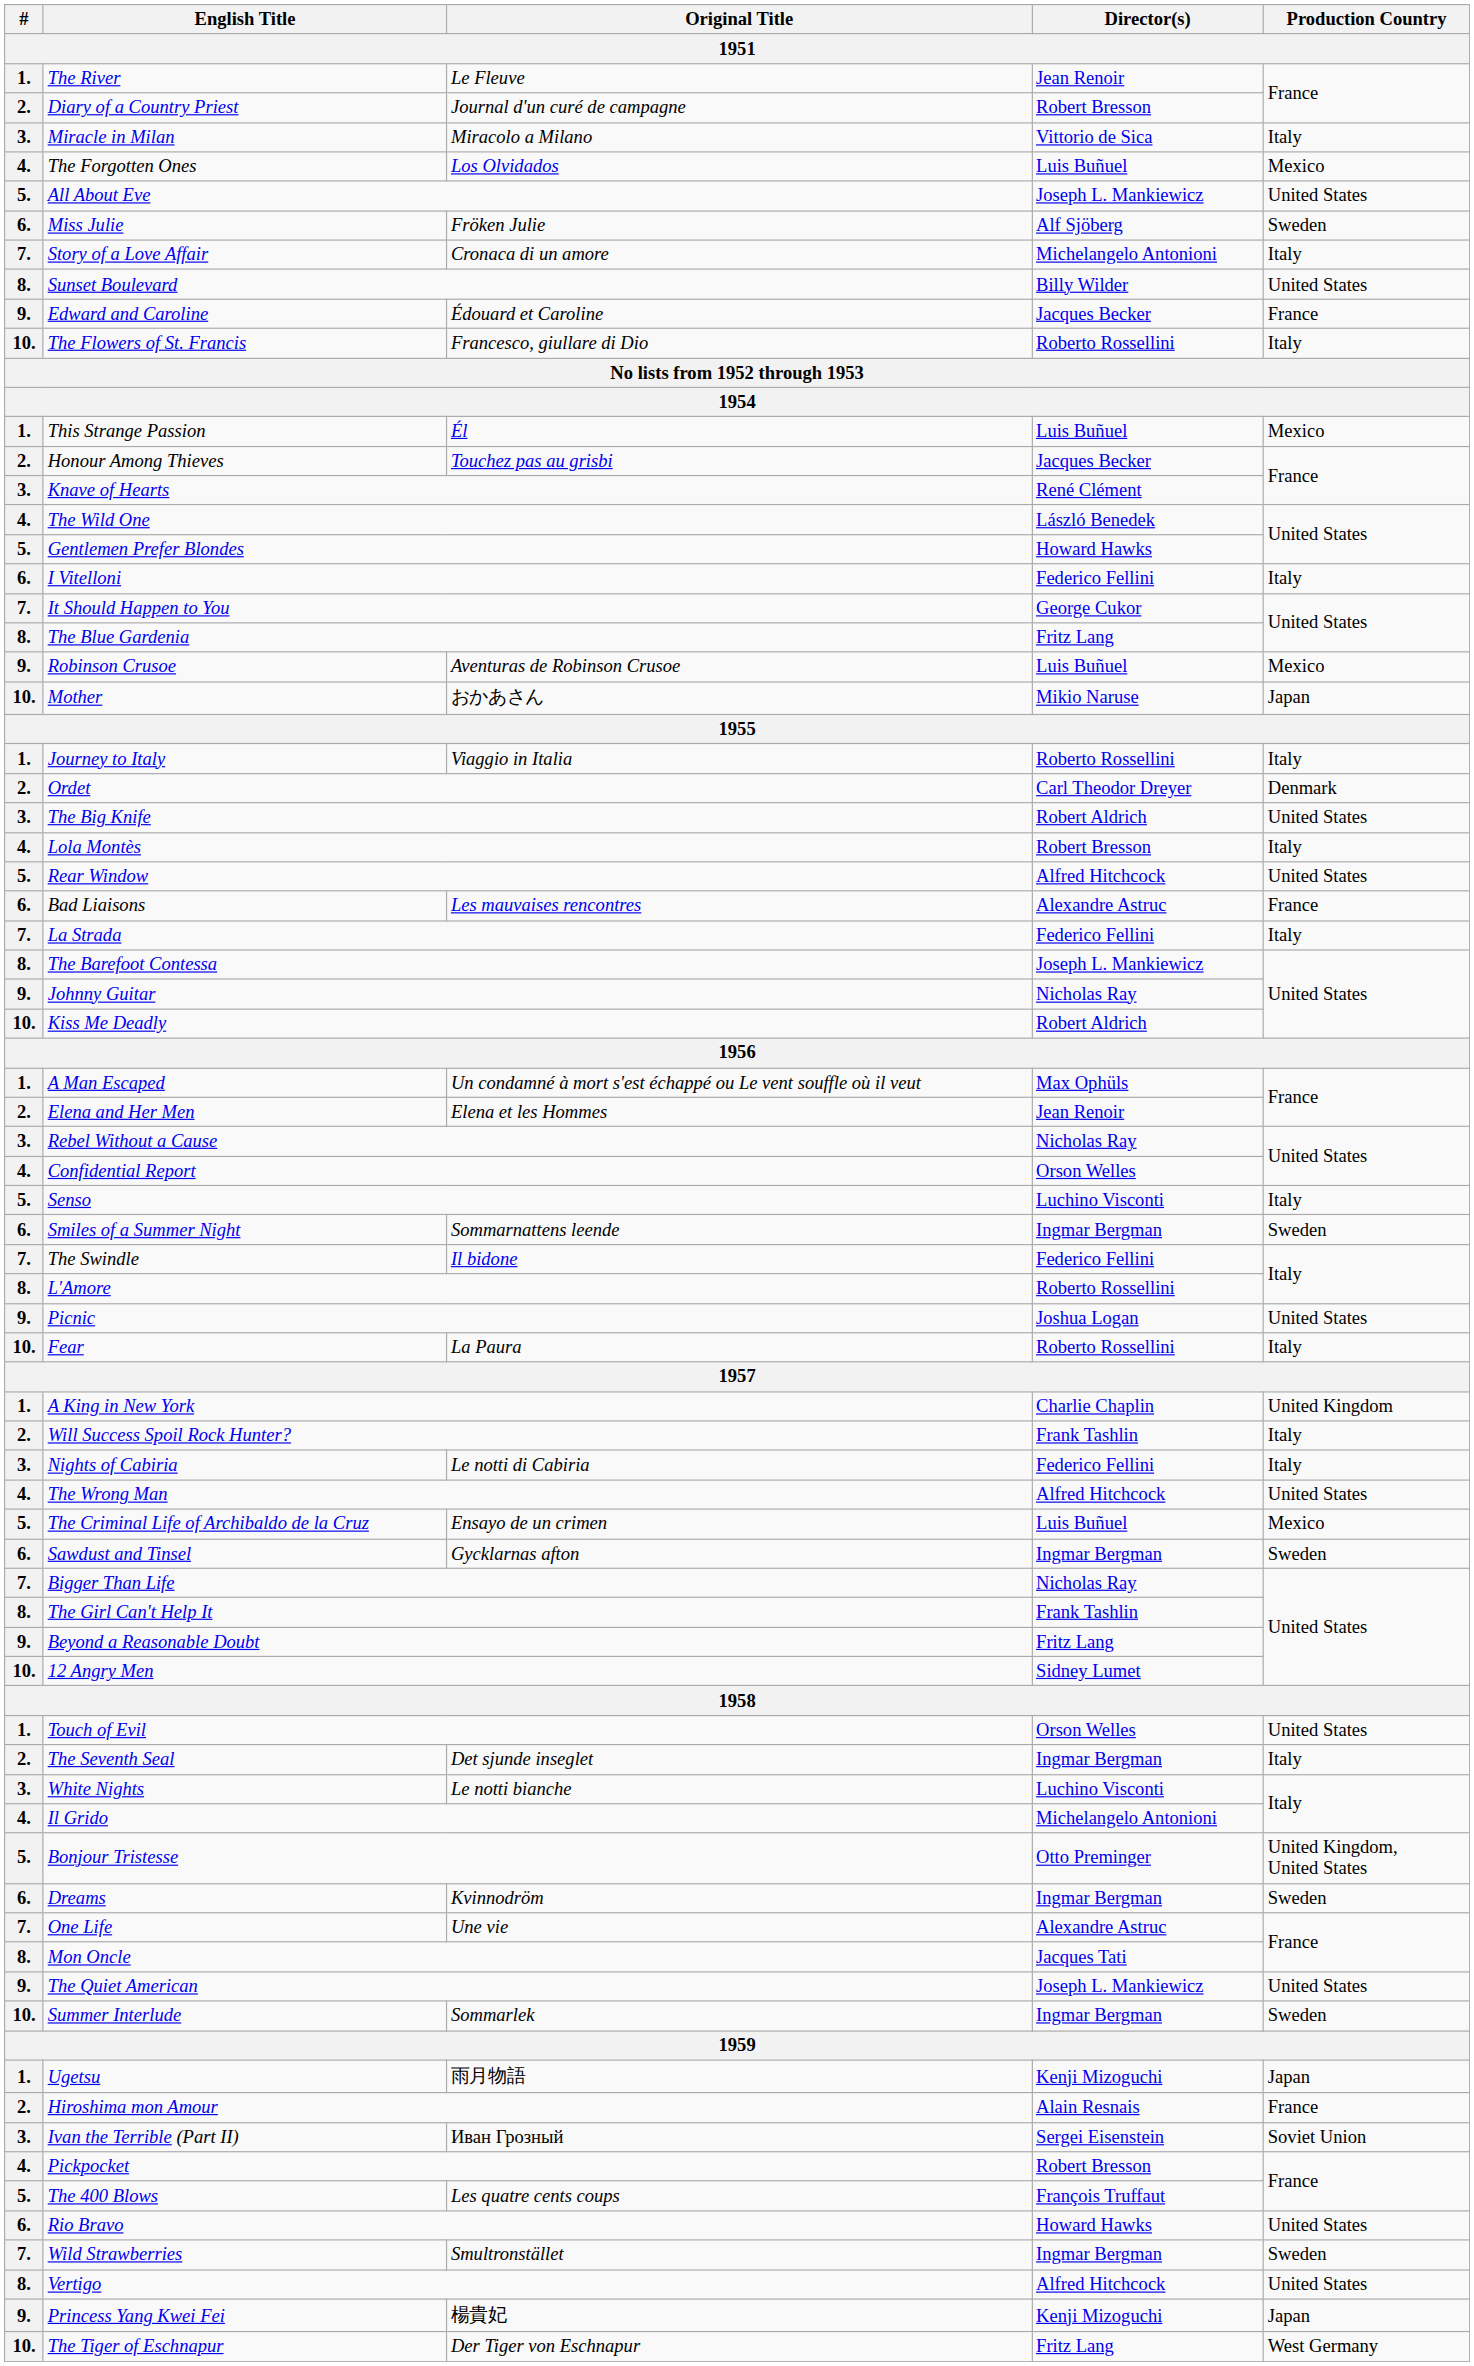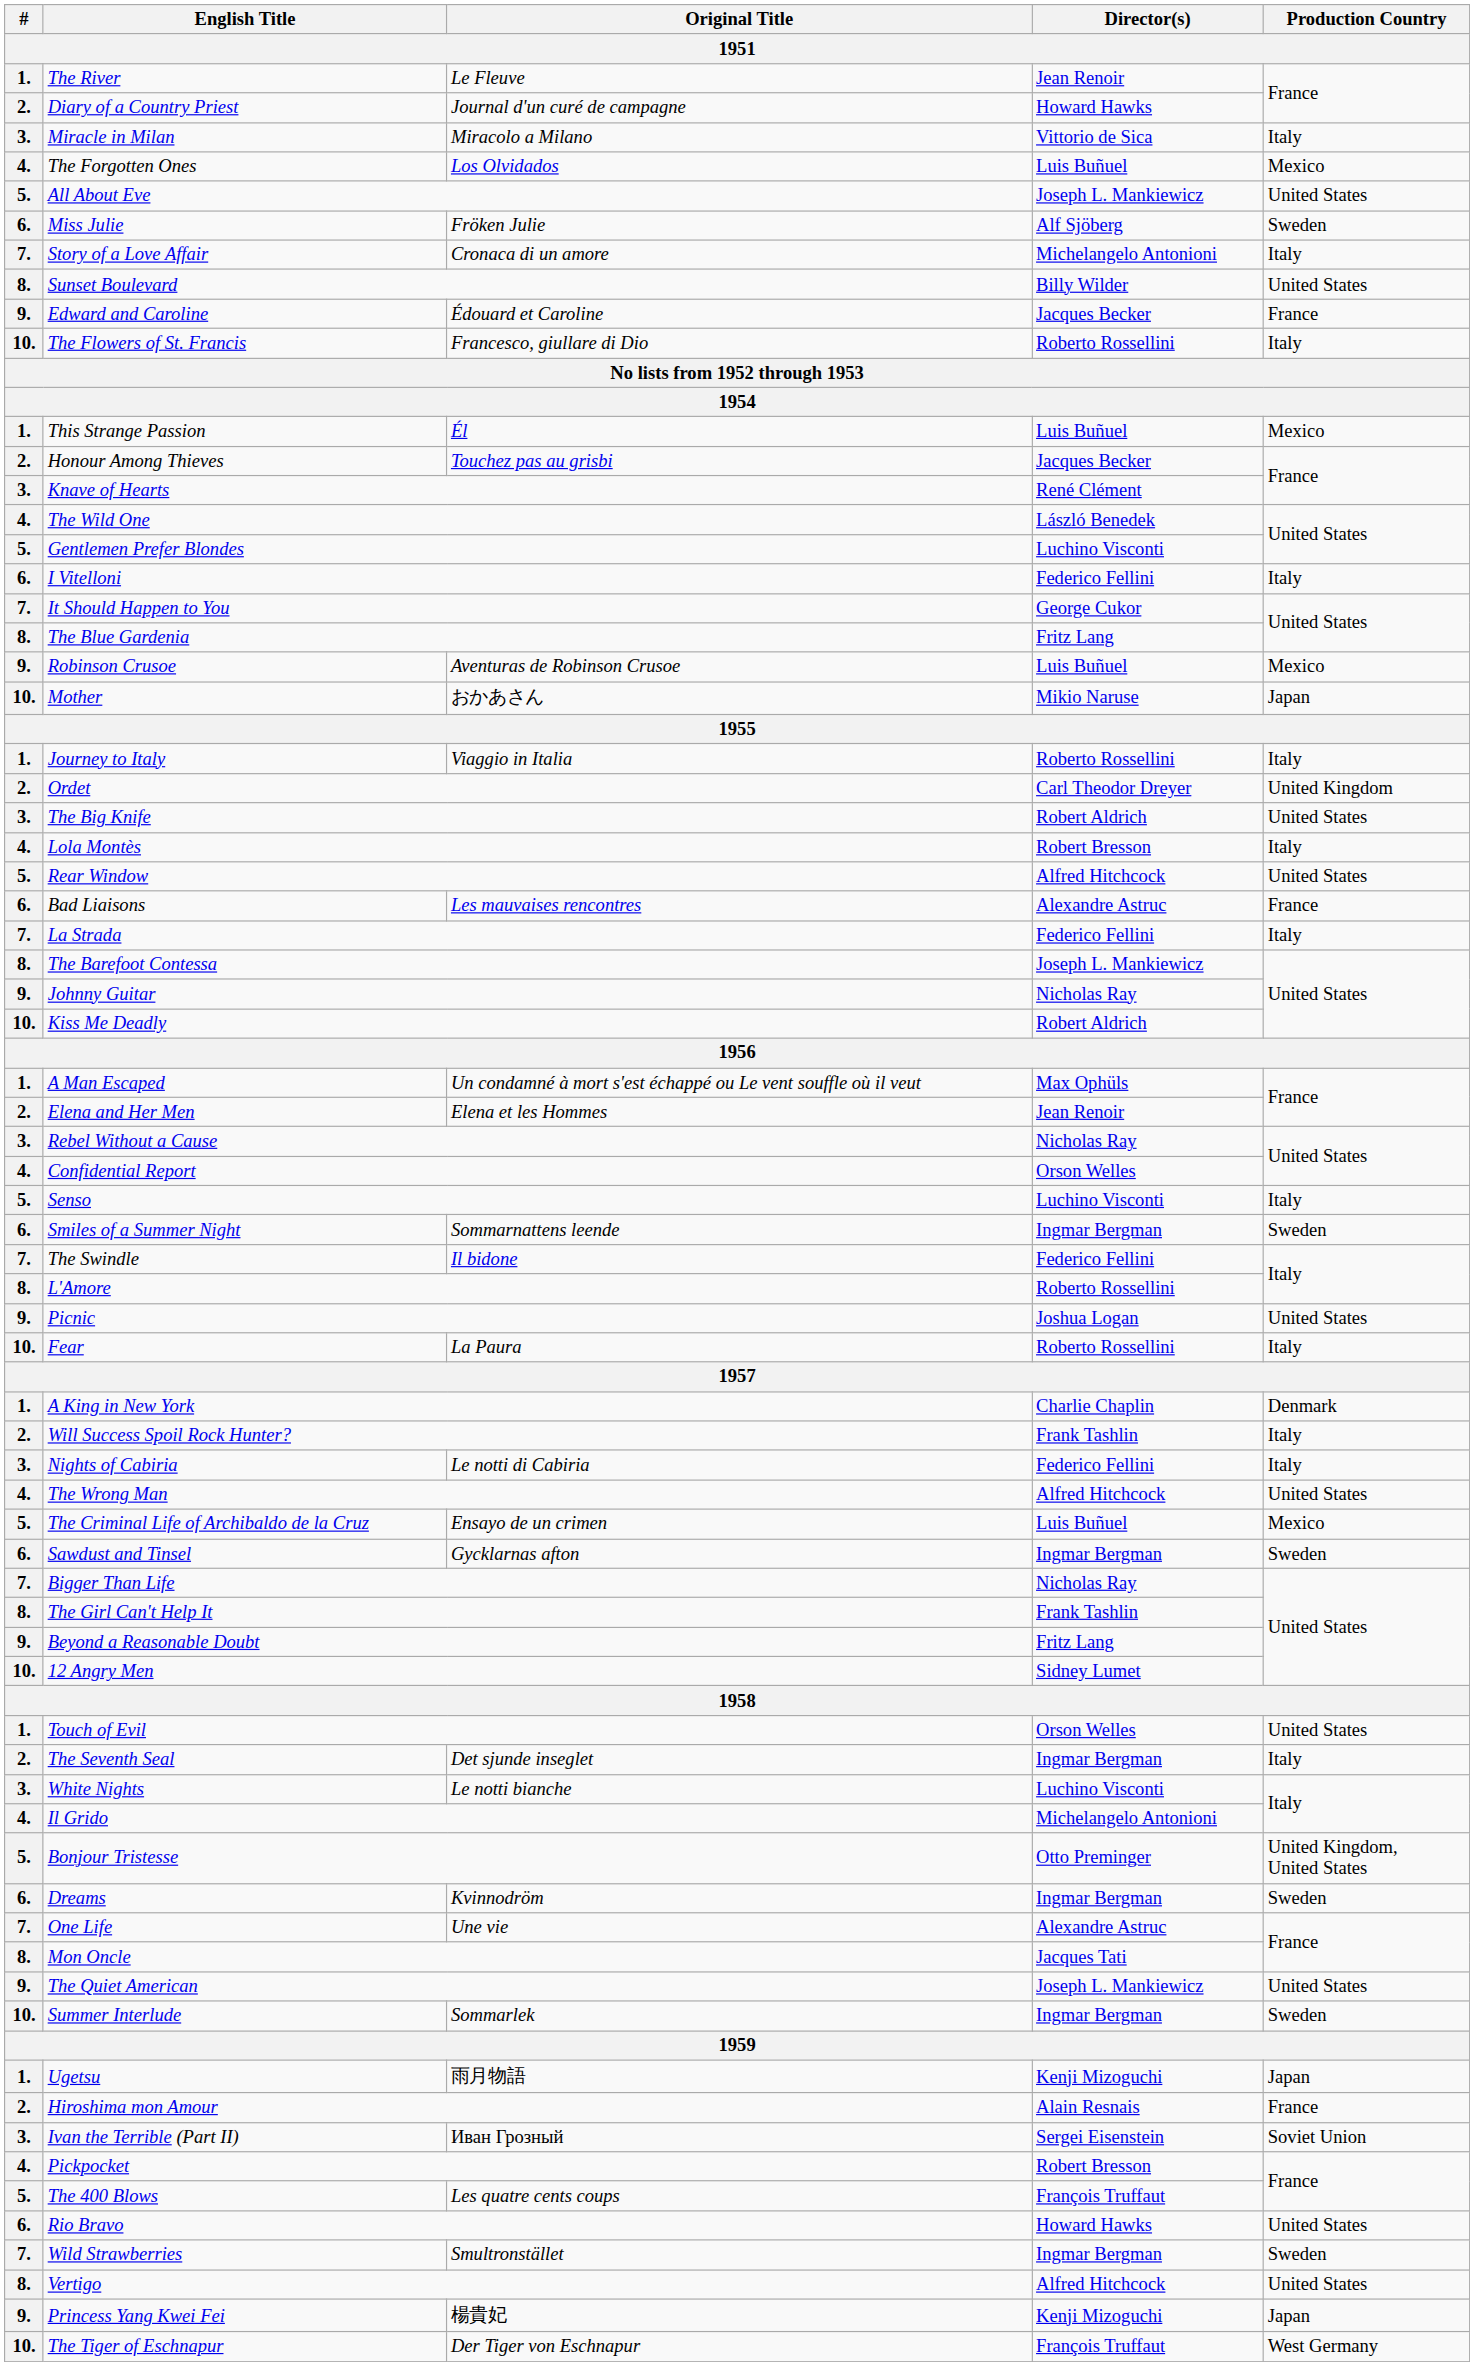(1094, 107) Robert Bresson -> (1094, 107) Howard Hawks
(1094, 549) Howard Hawks -> (1100, 549) Luchino Visconti
(1302, 788) Denmark -> (1330, 788) United Kingdom
(1330, 1406) United Kingdom -> (1302, 1406) Denmark
(1075, 2346) Fritz Lang -> (1101, 2346) François Truffaut
